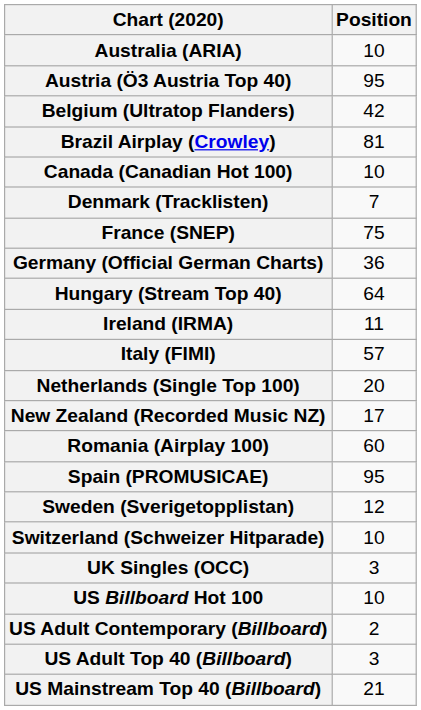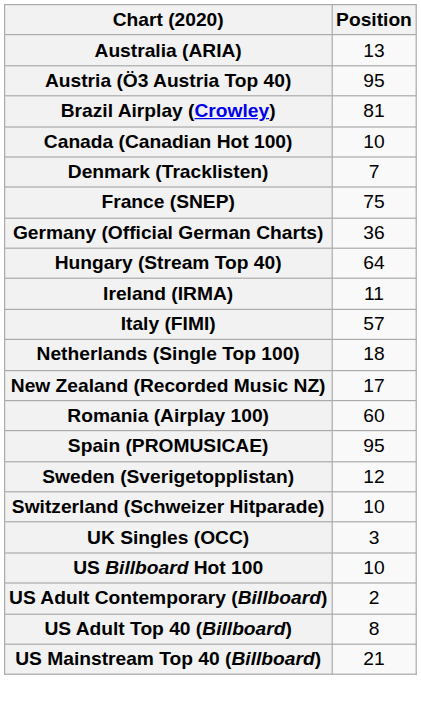(374, 50) 10 -> (374, 50) 13
- row: (168, 111)
(374, 385) 20 -> (374, 354) 18
(374, 659) 3 -> (374, 628) 8
